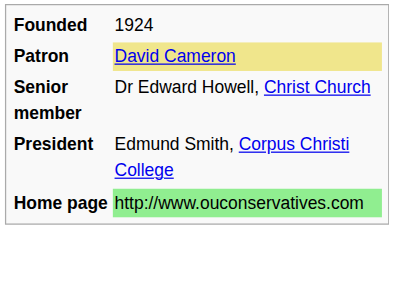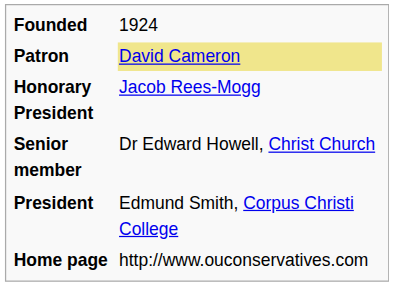+ row: (53, 100)
(239, 202) lightgreen background -> (244, 259) no background
